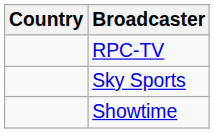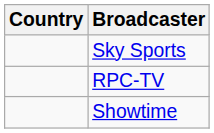rows swapped: (128, 50) <-> (139, 81)
